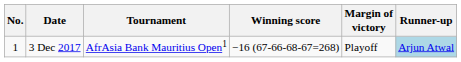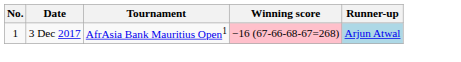- column: (369, 20)
(286, 46) no background -> (286, 33) pink background
